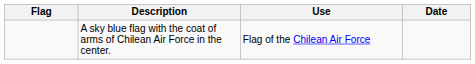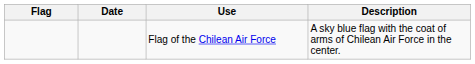columns swapped: (436, 12) <-> (159, 12)
